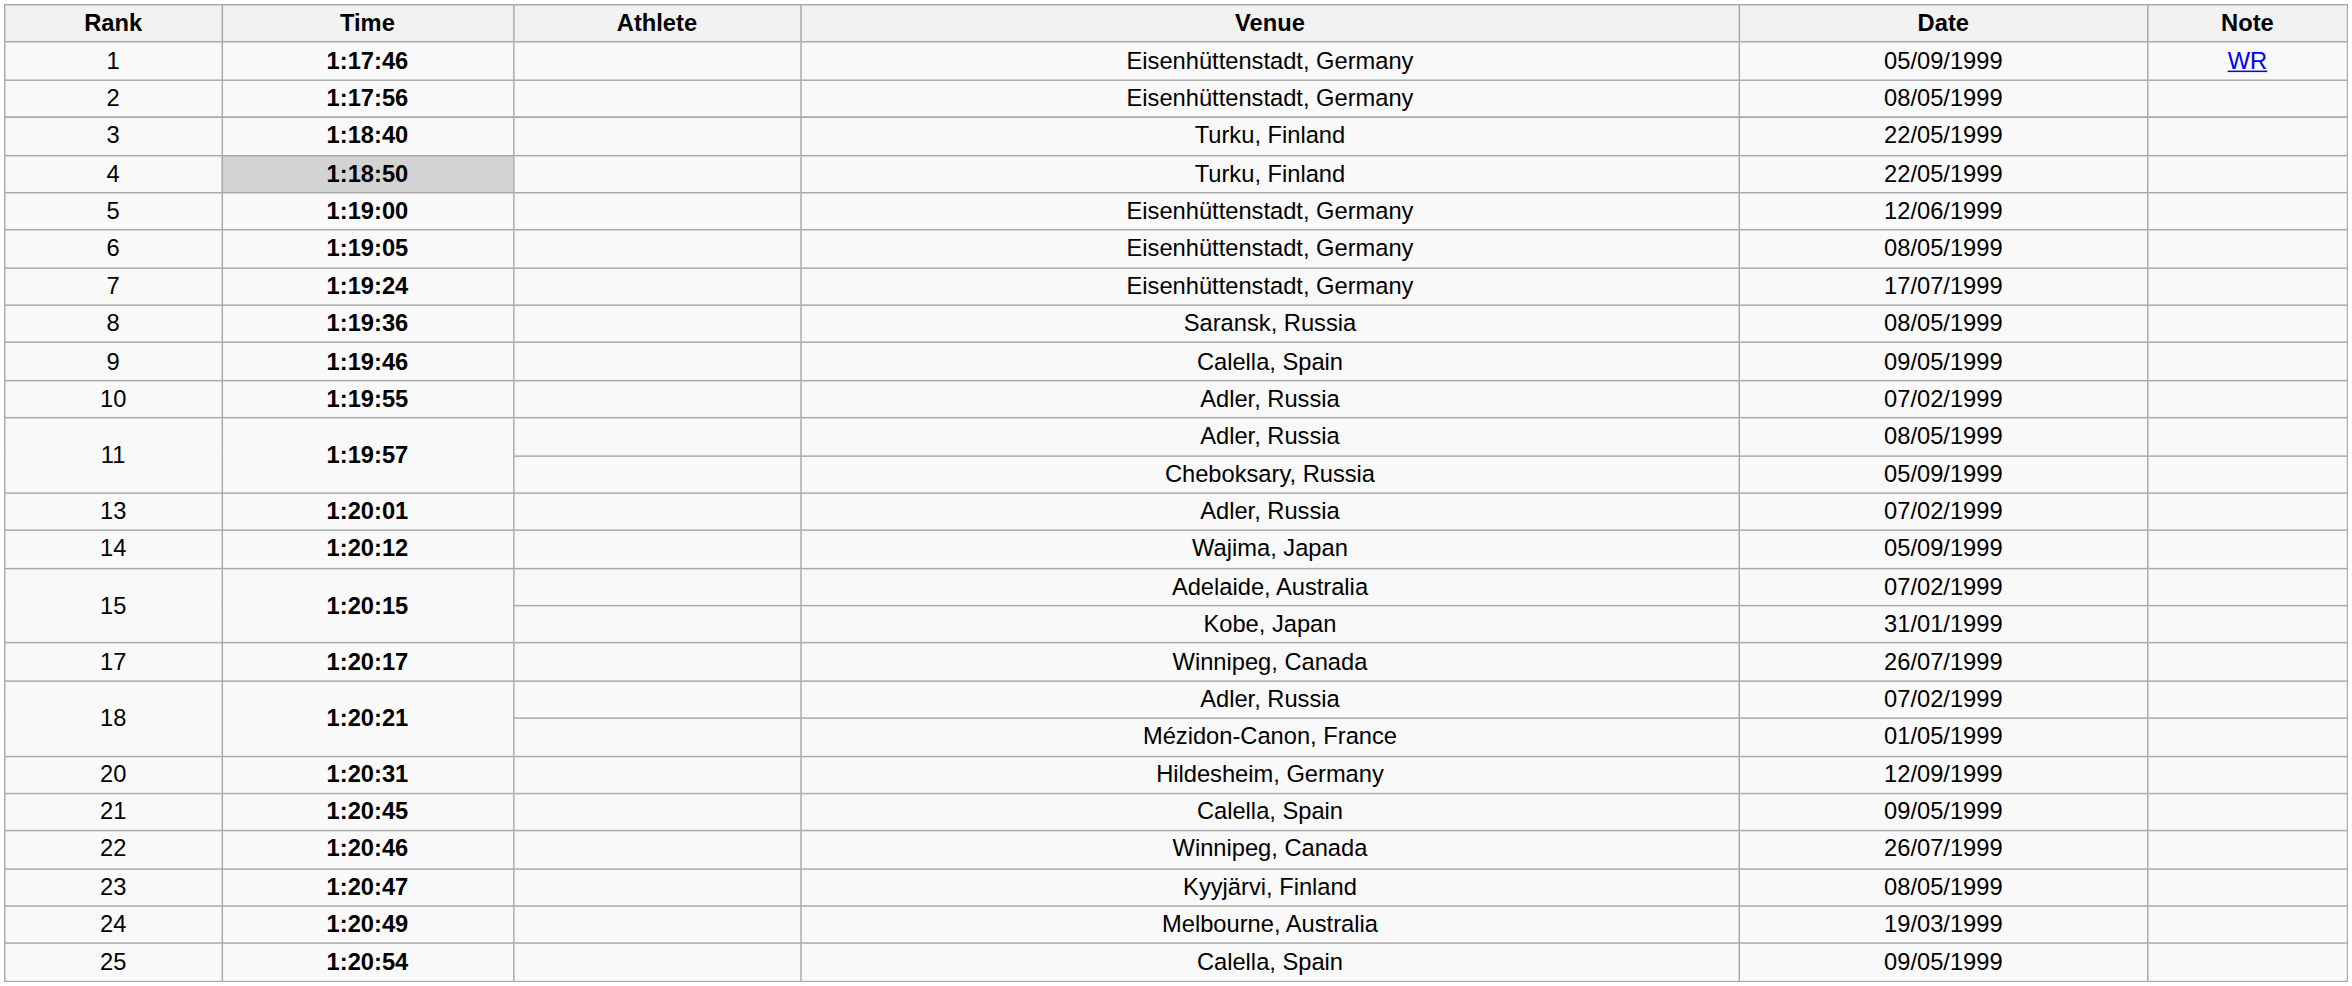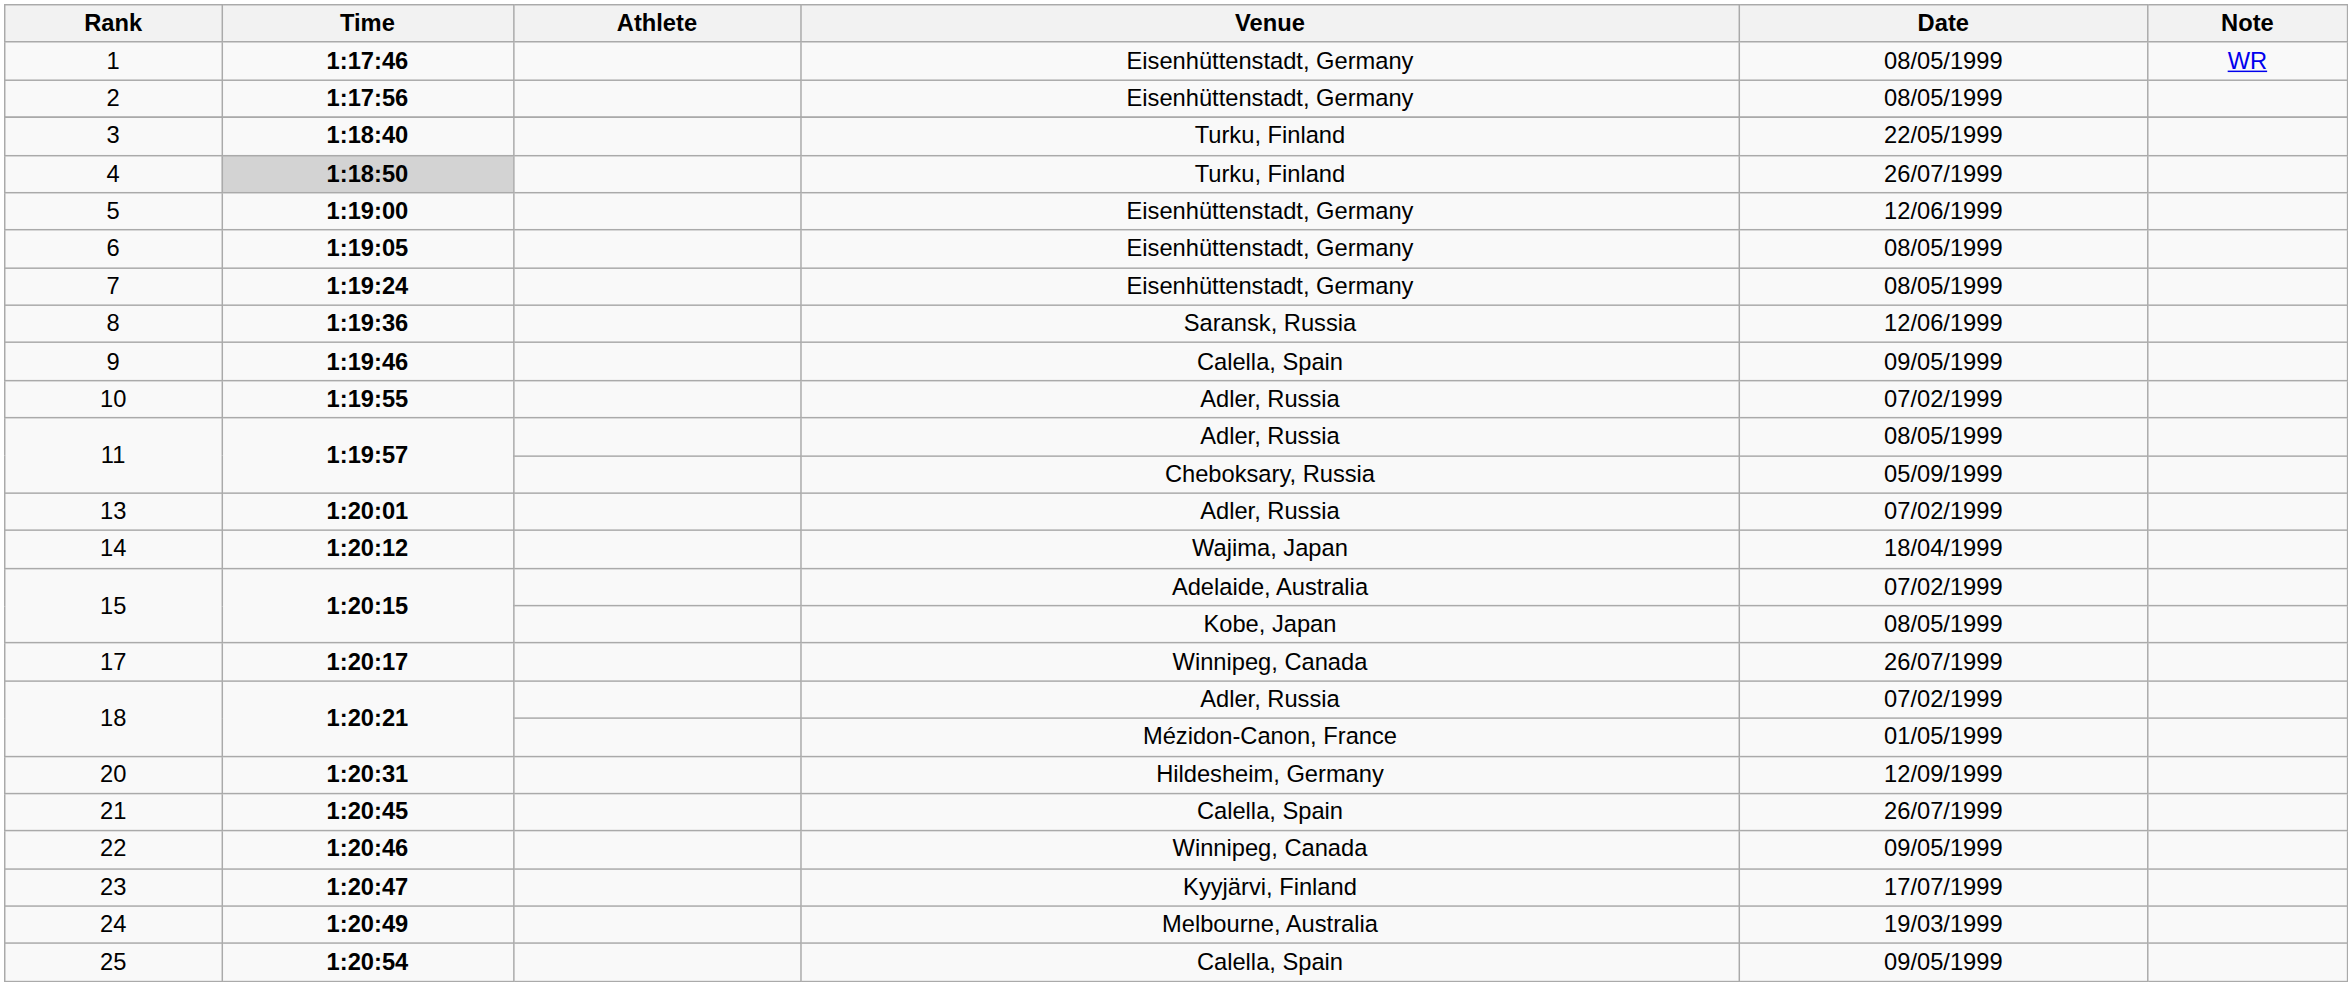(1943, 60) 05/09/1999 -> (1943, 60) 08/05/1999
(1943, 173) 22/05/1999 -> (1943, 173) 26/07/1999
(1943, 286) 17/07/1999 -> (1943, 286) 08/05/1999
(1943, 323) 08/05/1999 -> (1943, 323) 12/06/1999
(1943, 549) 05/09/1999 -> (1943, 549) 18/04/1999
(1943, 624) 31/01/1999 -> (1943, 624) 08/05/1999
(1943, 811) 09/05/1999 -> (1943, 811) 26/07/1999
(1943, 849) 26/07/1999 -> (1943, 849) 09/05/1999
(1943, 887) 08/05/1999 -> (1943, 887) 17/07/1999
